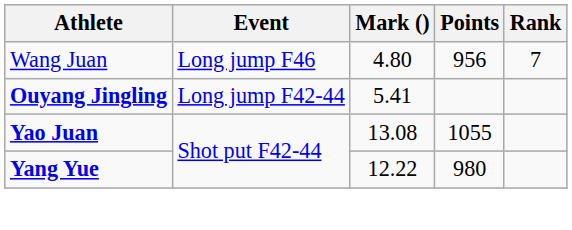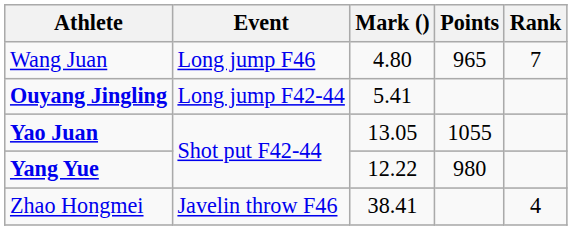(470, 59) 956 -> (470, 59) 965
(393, 132) 13.08 -> (393, 132) 13.05
+ row: (77, 206)
